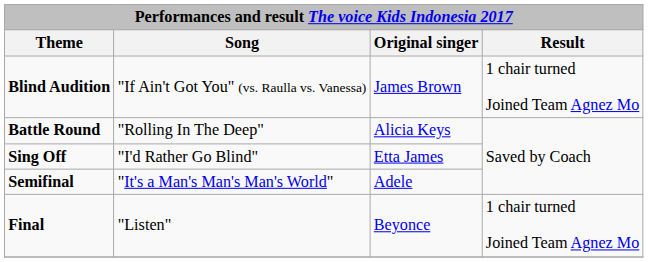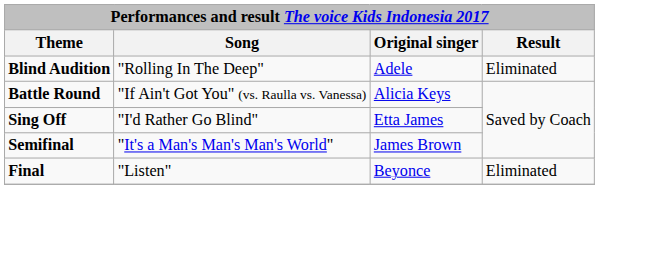(242, 86) "If Ain't Got You" (vs. Raulla vs. Vanessa) -> (191, 68) "Rolling In The Deep"
(418, 86) James Brown -> (393, 68) Adele
(563, 86) 1 chair turned Joined Team Agnez Mo -> (521, 68) Eliminated
(191, 130) "Rolling In The Deep" -> (242, 94) "If Ain't Got You" (vs. Raulla vs. Vanessa)
(393, 181) Adele -> (418, 145) James Brown
(563, 225) 1 chair turned Joined Team Agnez Mo -> (521, 171) Eliminated
